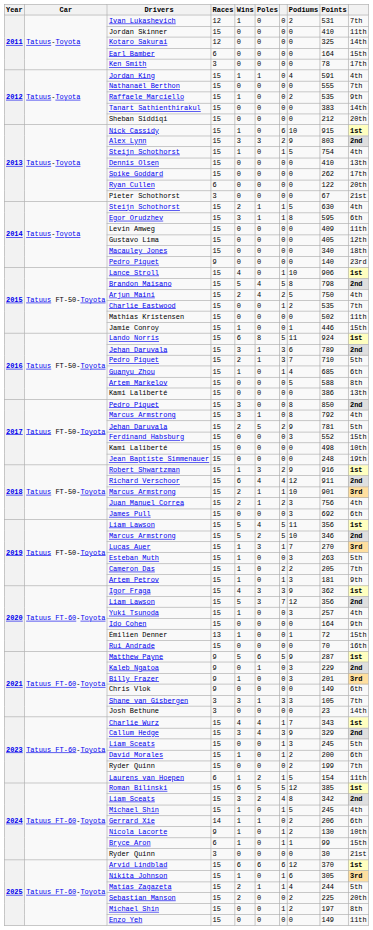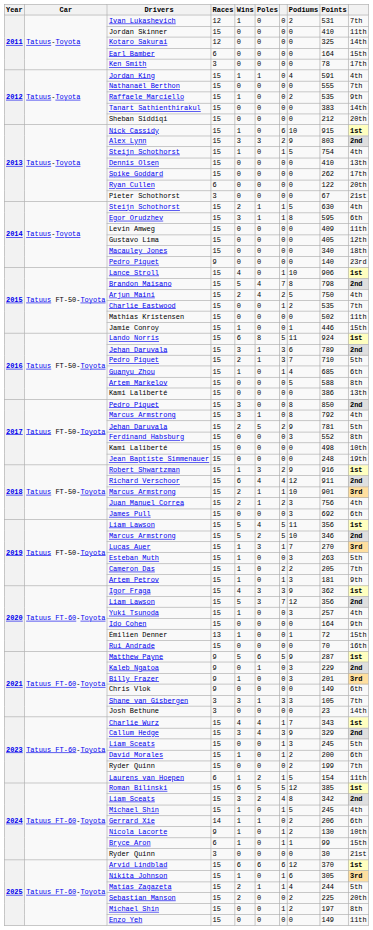(283, 284) 5 -> (283, 284) 7
(358, 438) 15th -> (356, 438) 8th
